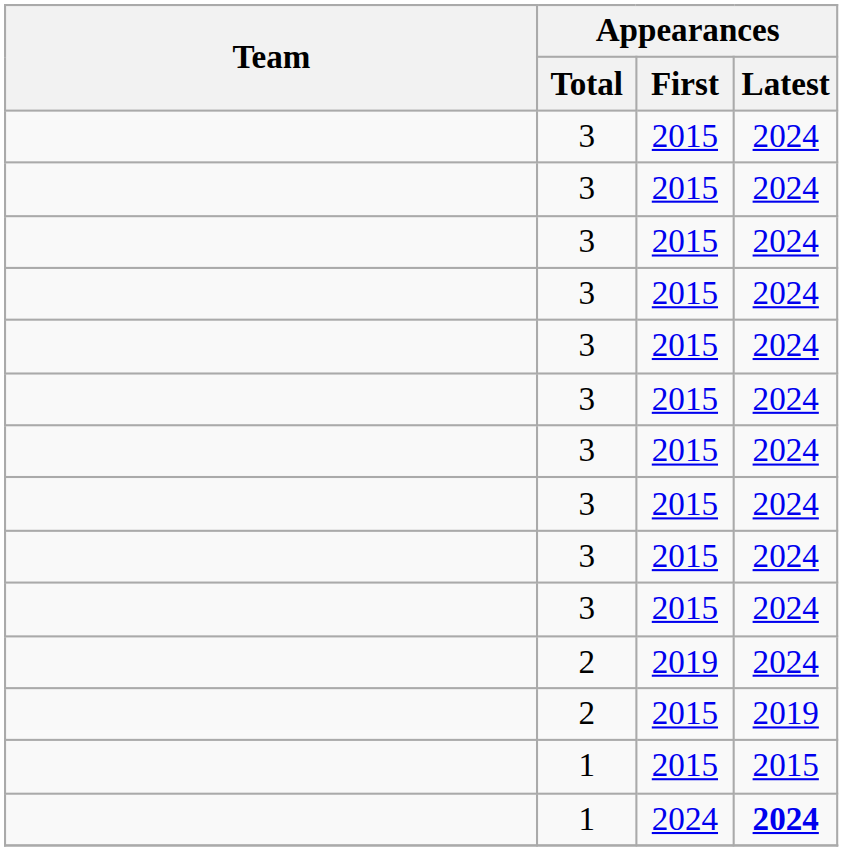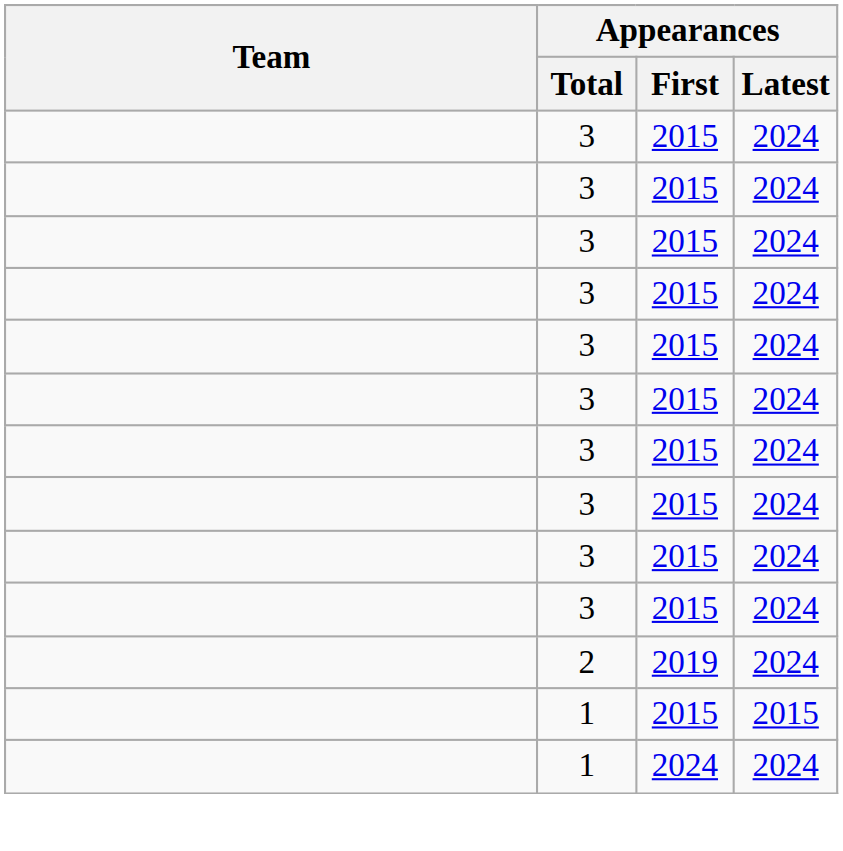- row: (587, 713)
(786, 818) bold -> (786, 766) normal
